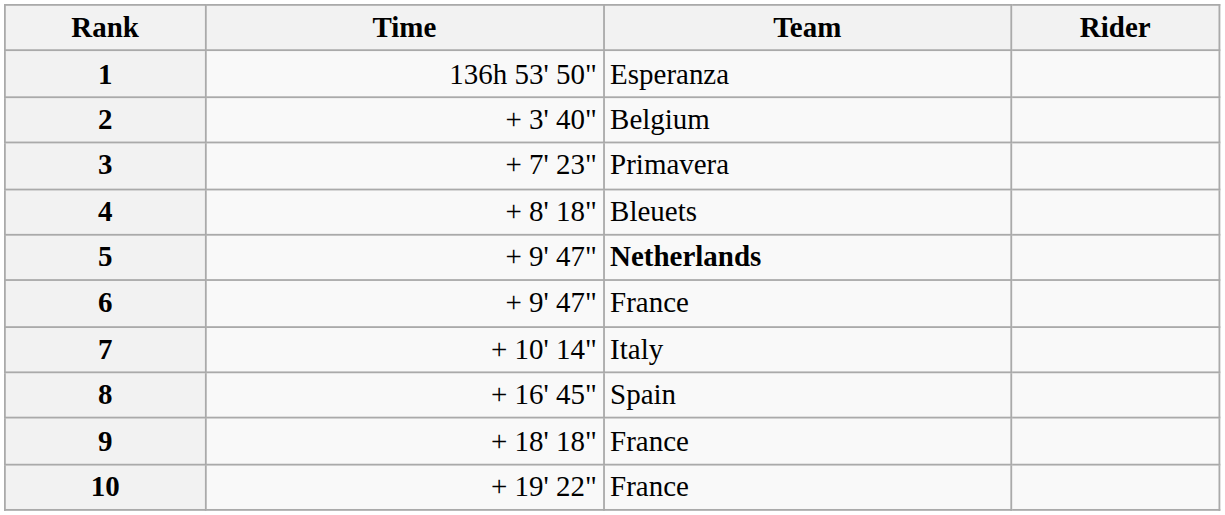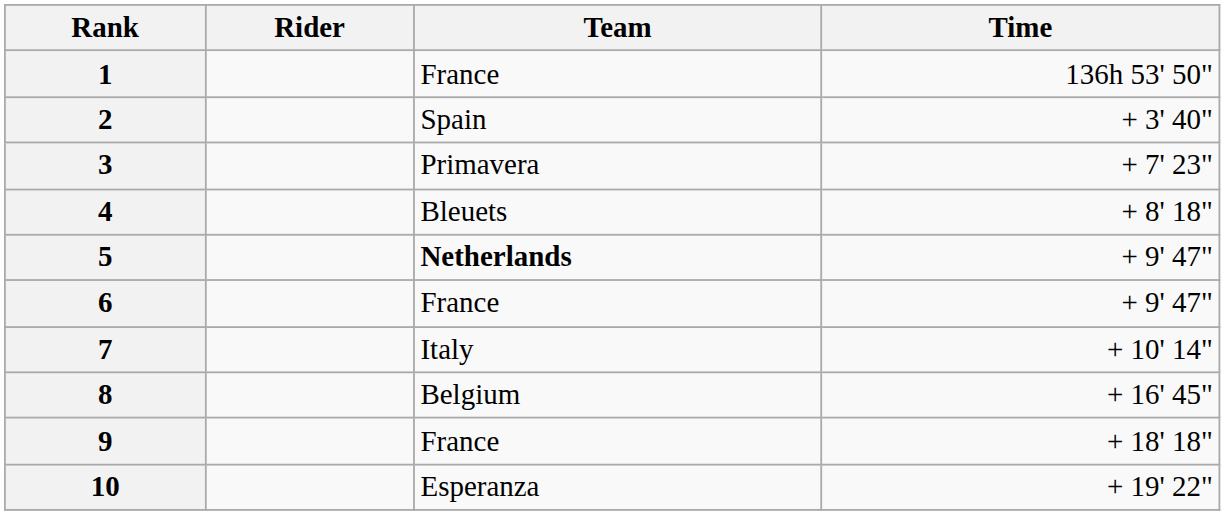columns swapped: (1115, 27) <-> (404, 27)
(670, 73) Esperanza -> (460, 73) France
(660, 119) Belgium -> (453, 119) Spain
(643, 394) Spain -> (470, 394) Belgium
(649, 486) France -> (480, 486) Esperanza
